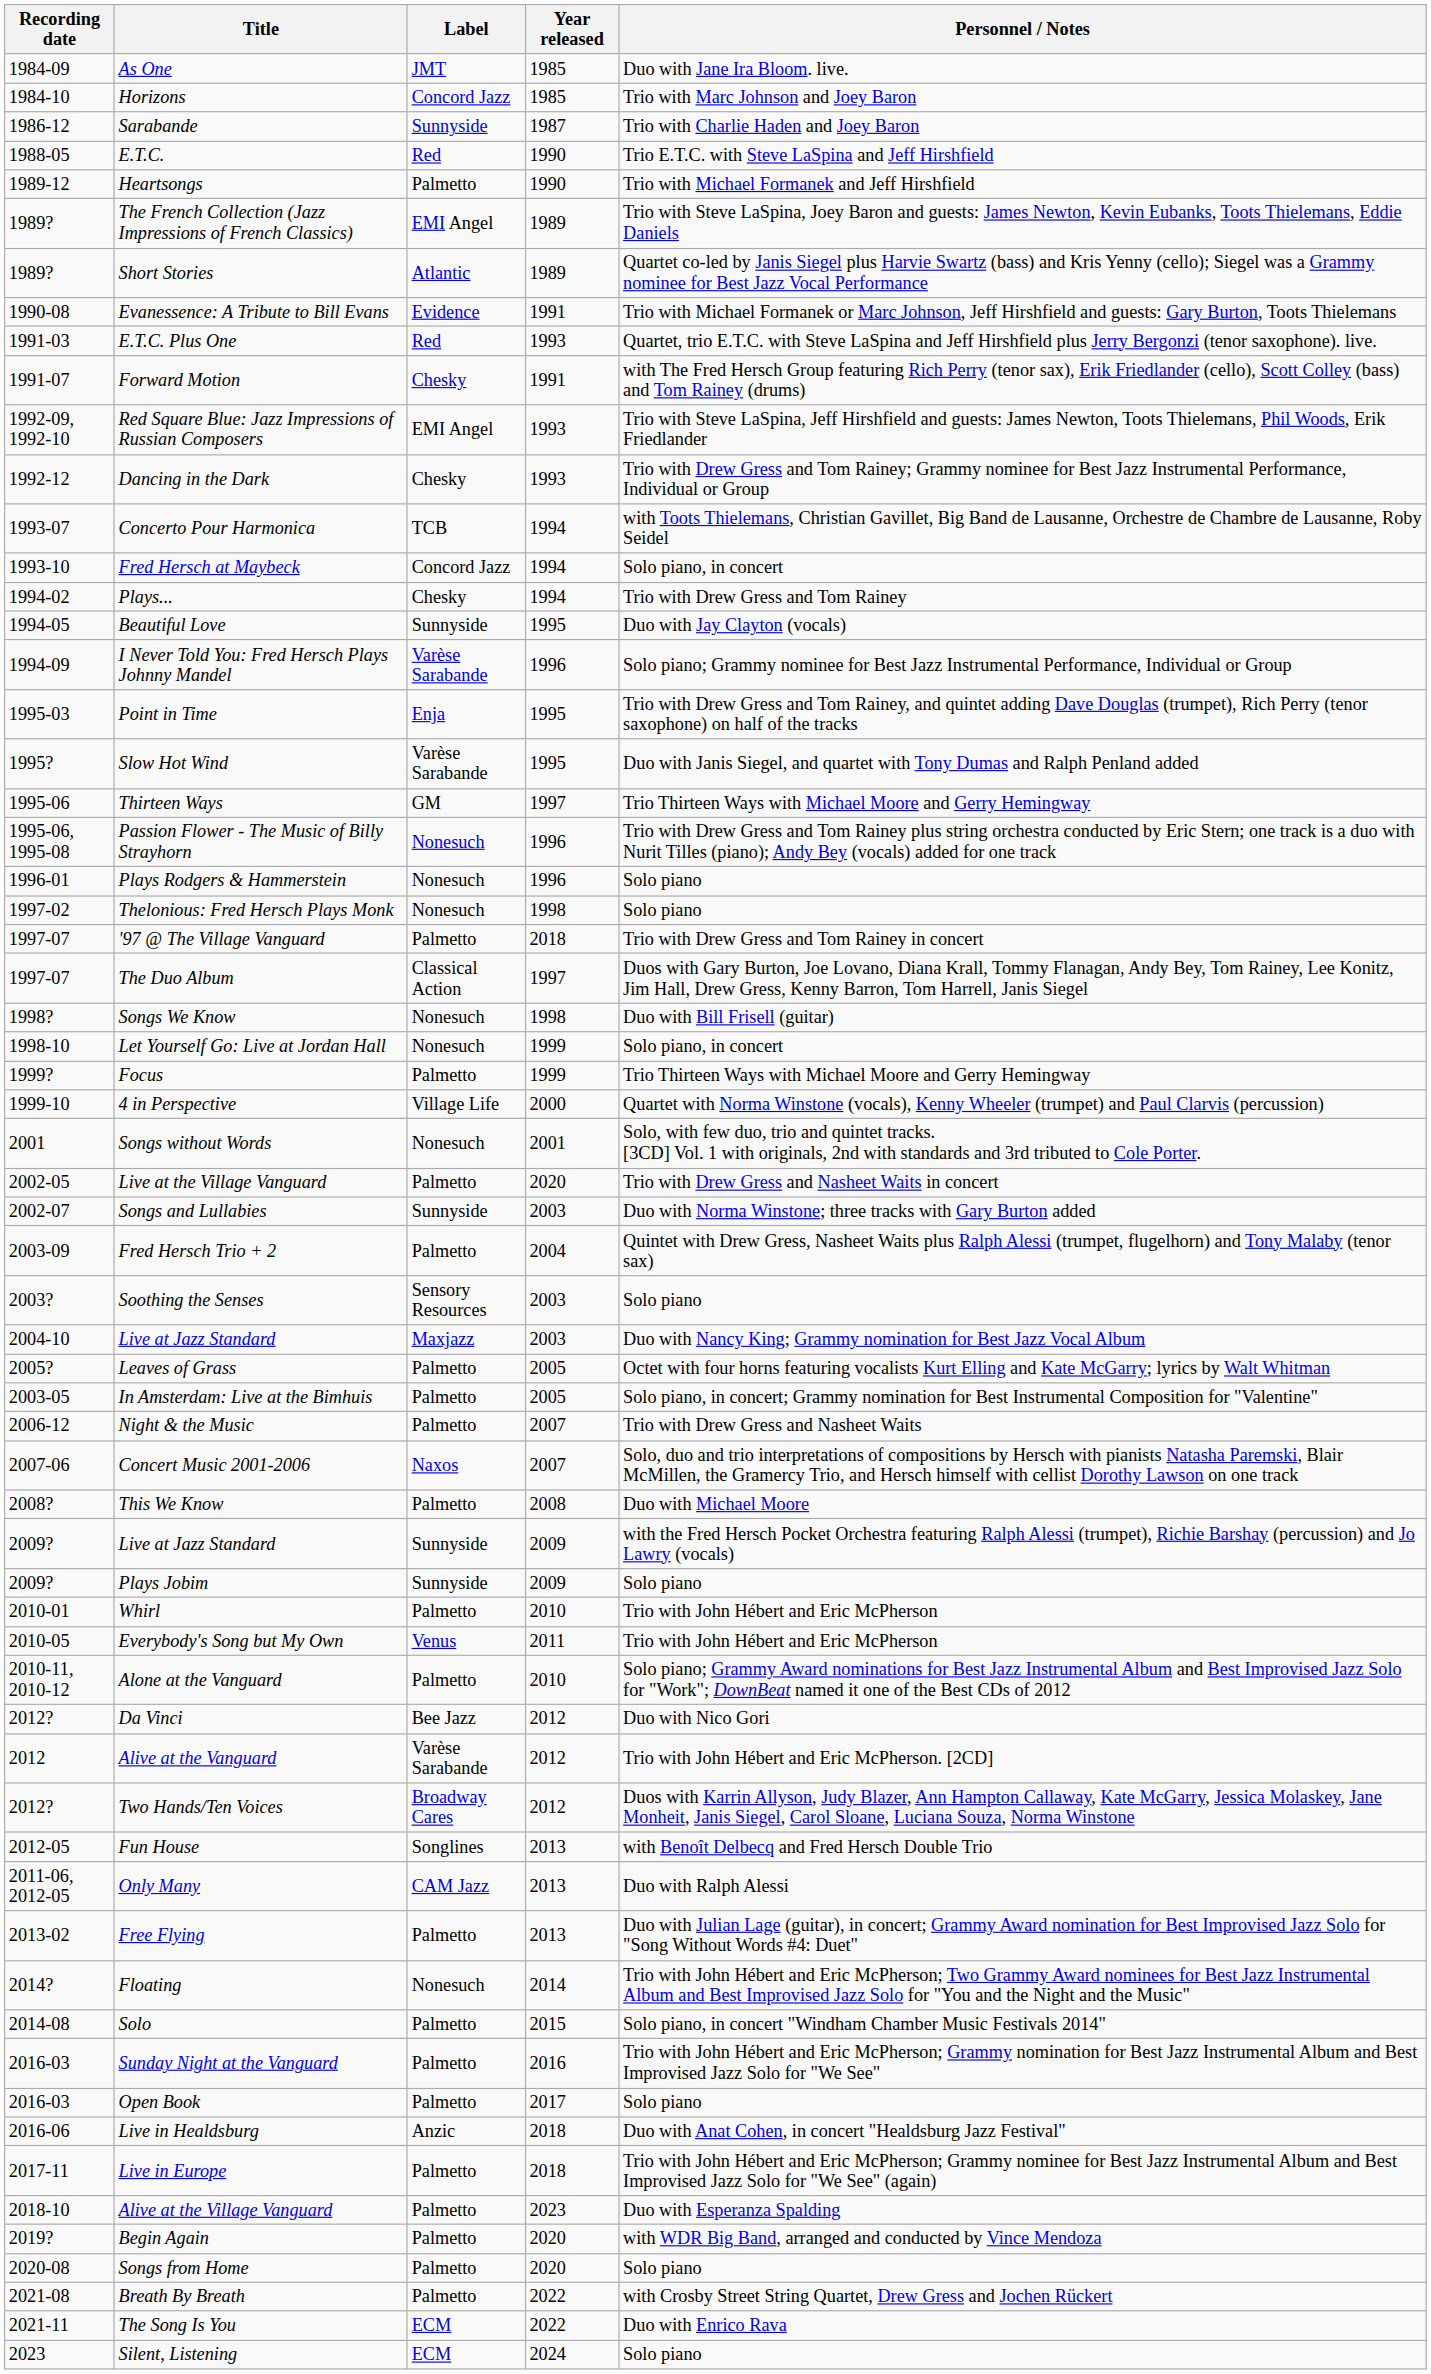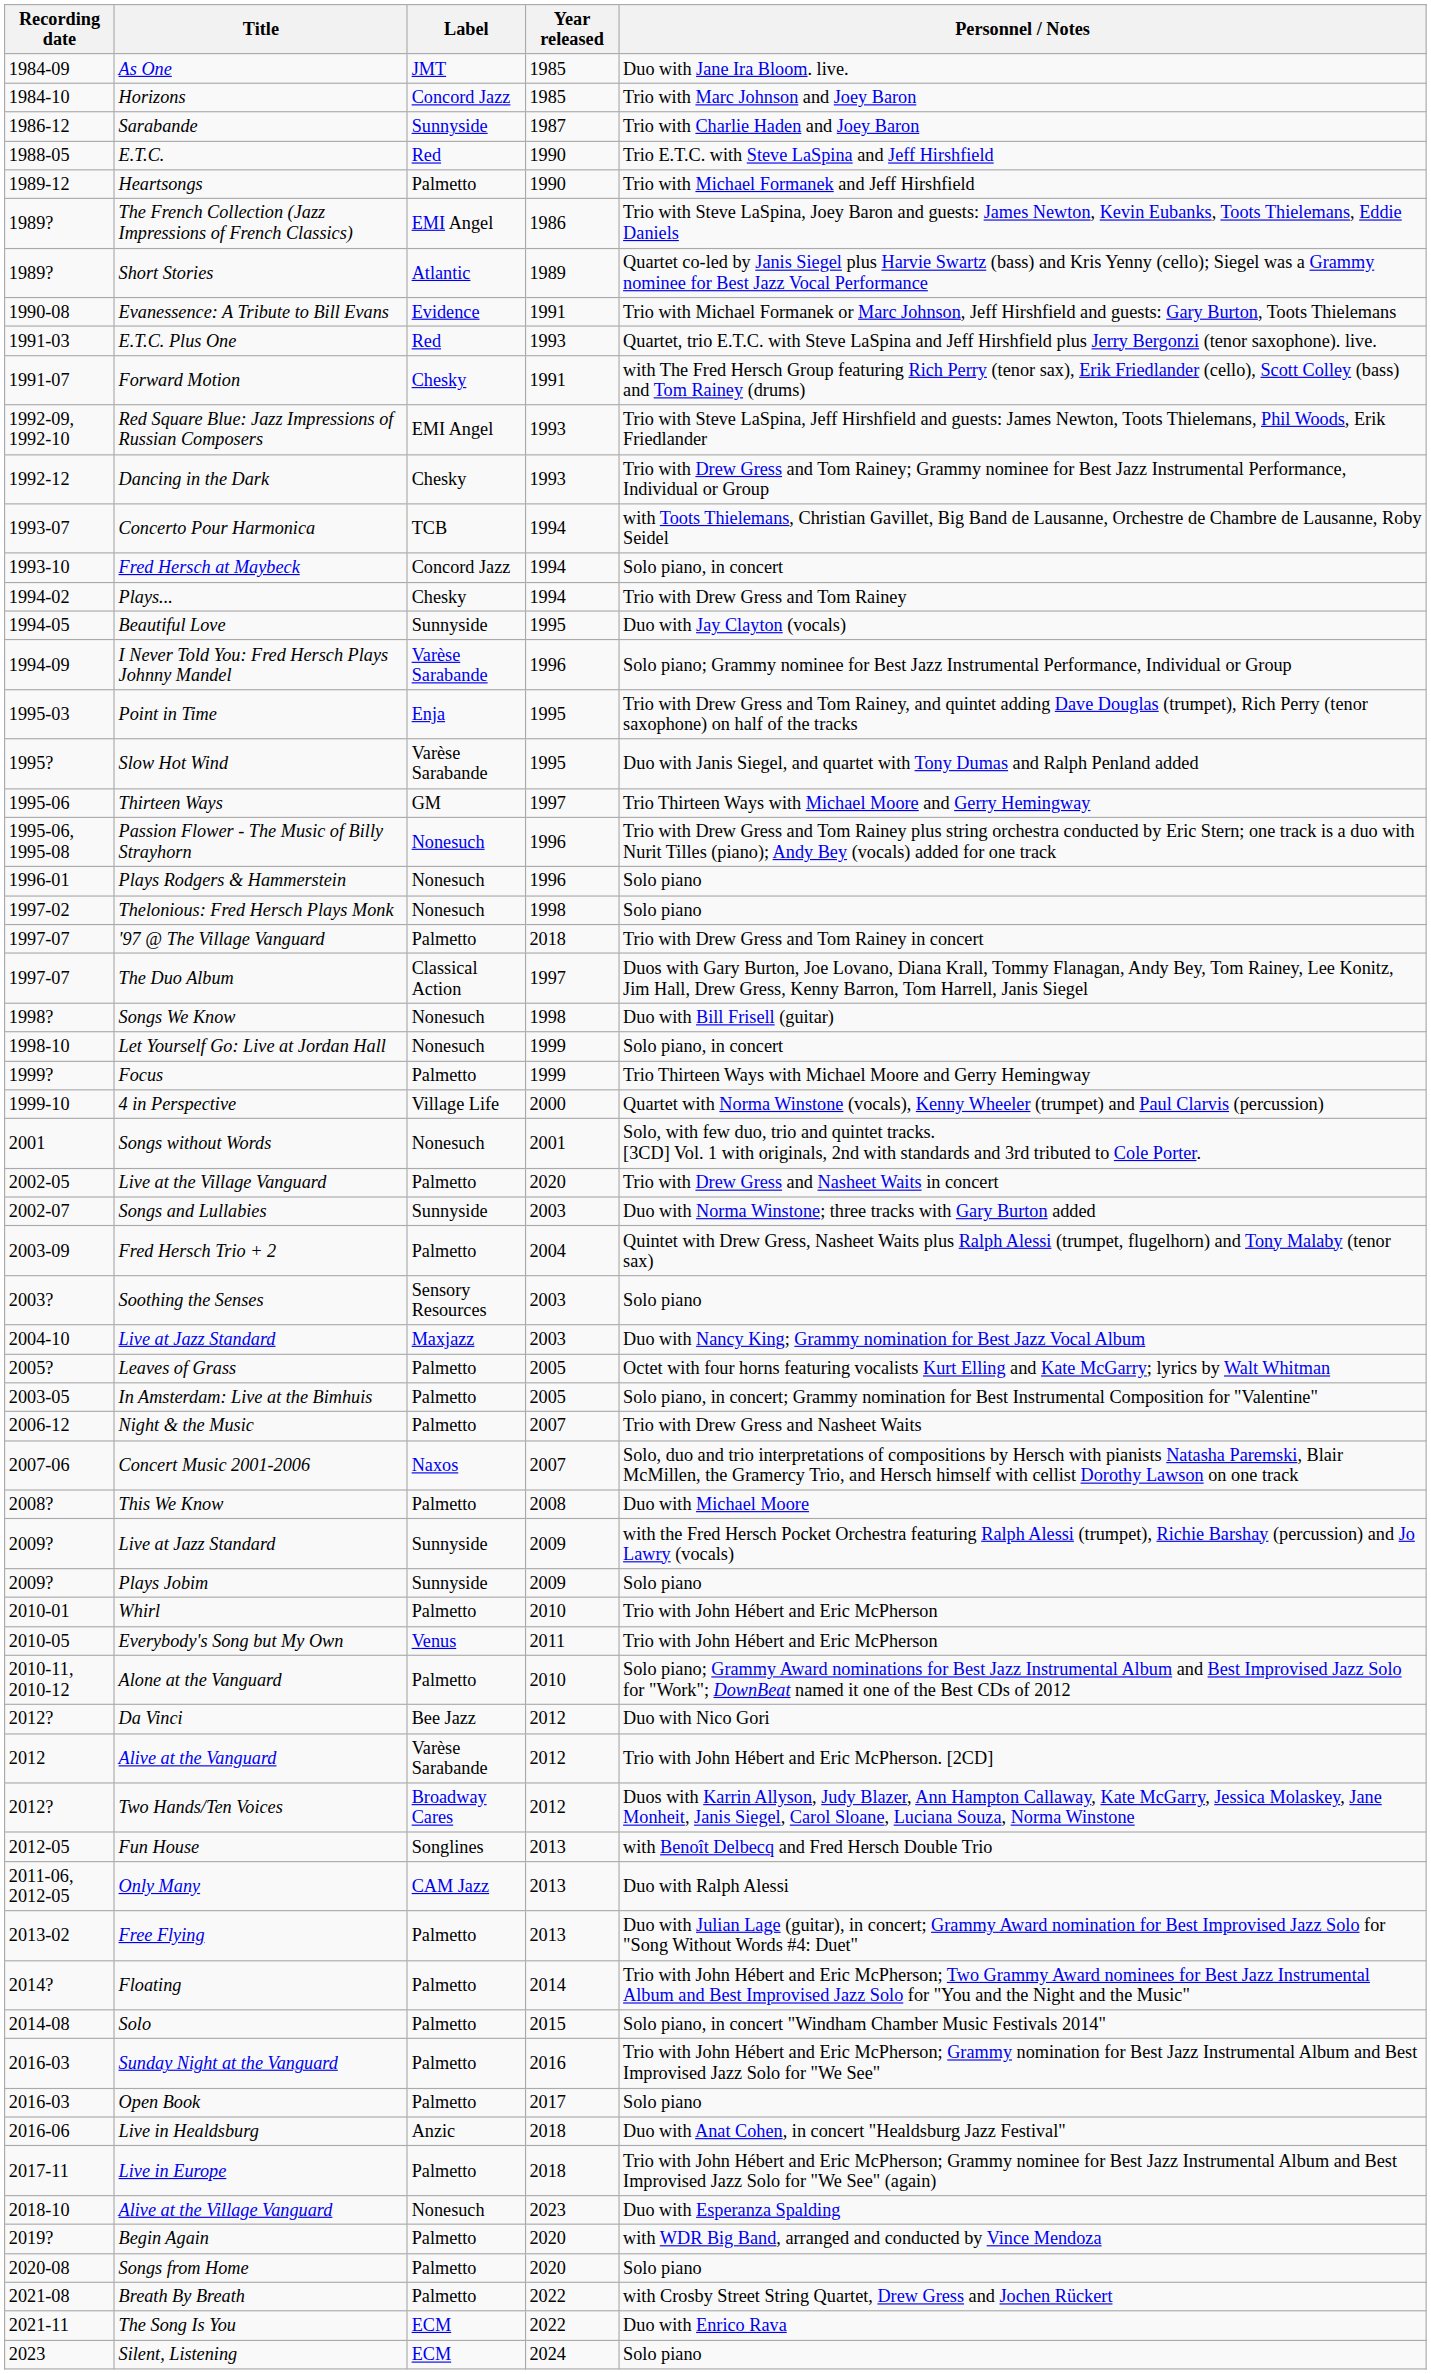(548, 223) 1989 -> (548, 223) 1986
(448, 1984) Nonesuch -> (444, 1984) Palmetto
(444, 2209) Palmetto -> (448, 2209) Nonesuch
